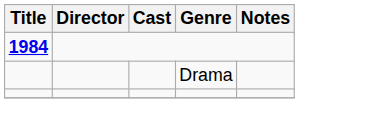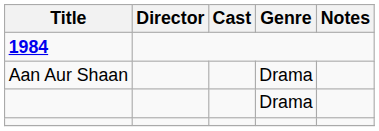+ row: (68, 74)
